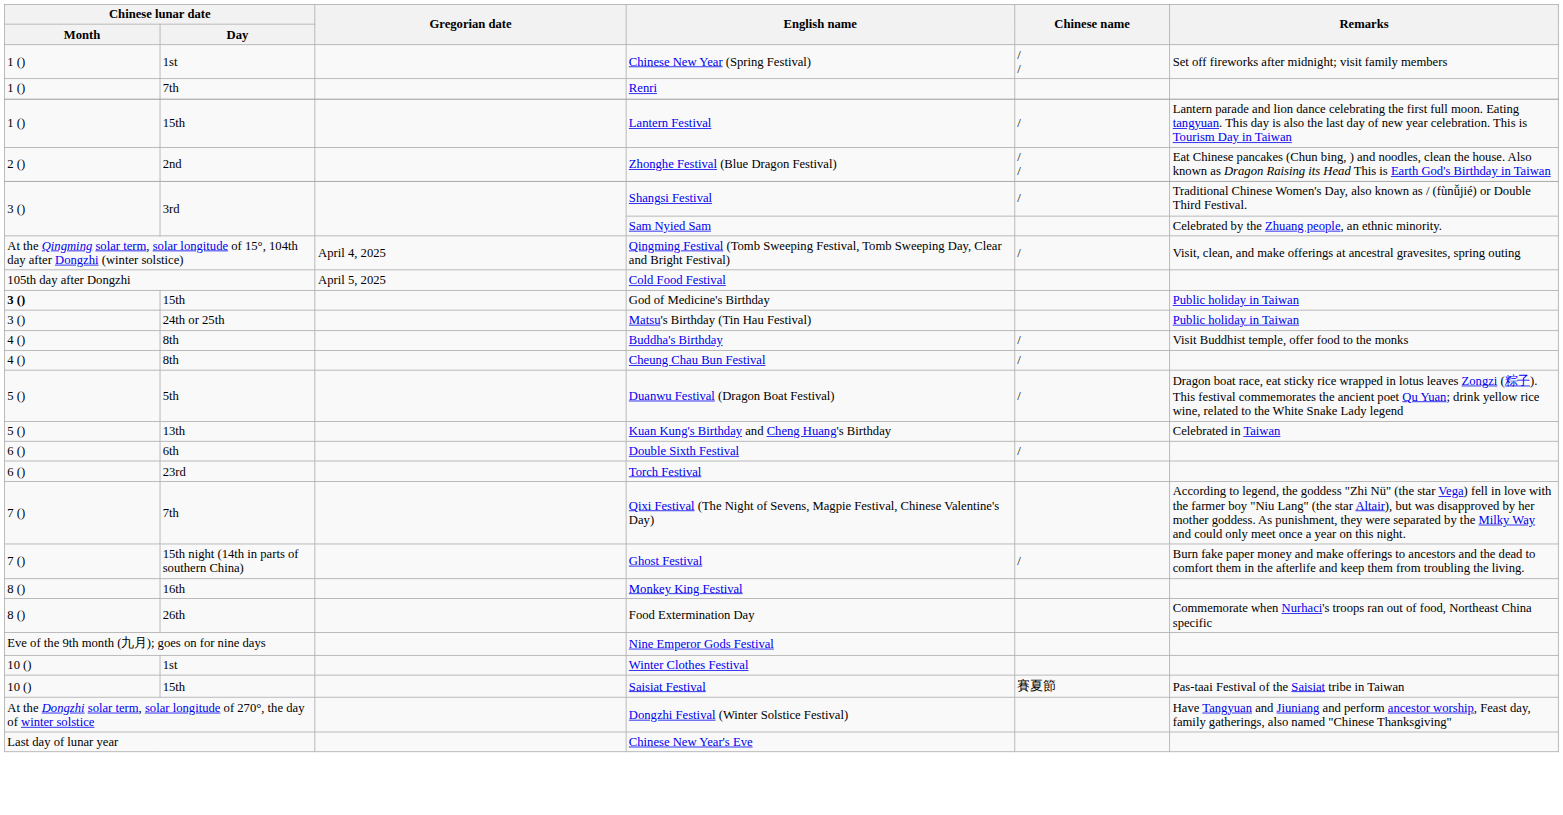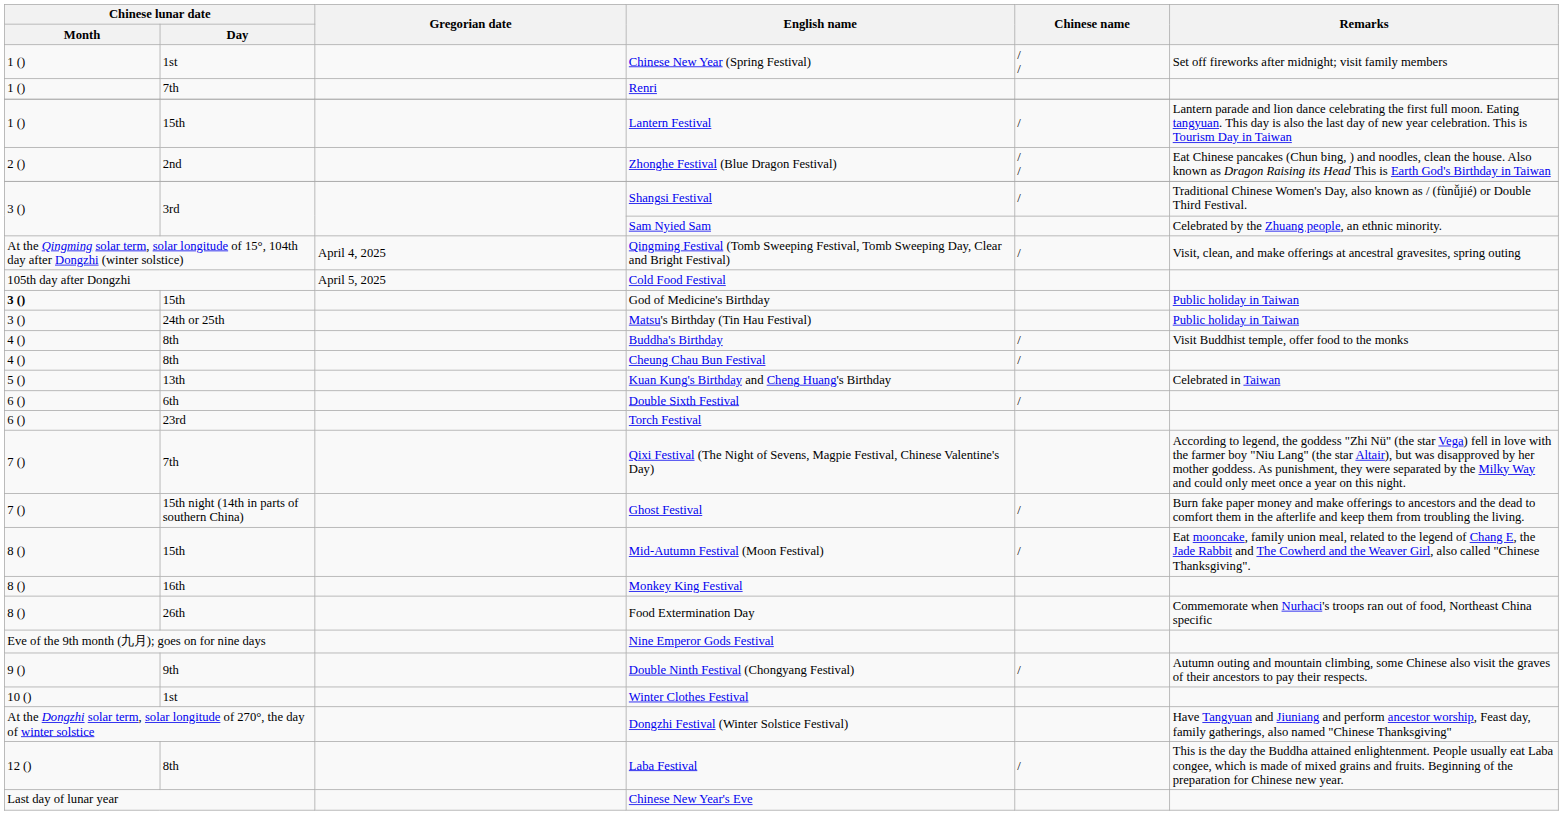- row: (732, 395)
+ row: (726, 551)
+ row: (742, 669)
- row: (667, 686)
+ row: (663, 765)
